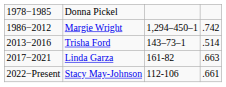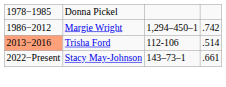(29, 43) no background -> (29, 43) lightsalmon background
(166, 43) 143–73–1 -> (163, 43) 112-106
- row: (89, 58)
(163, 74) 112-106 -> (166, 58) 143–73–1
